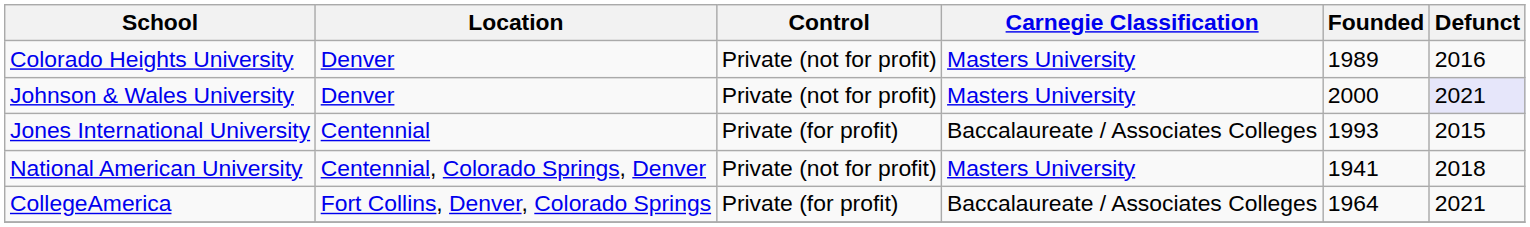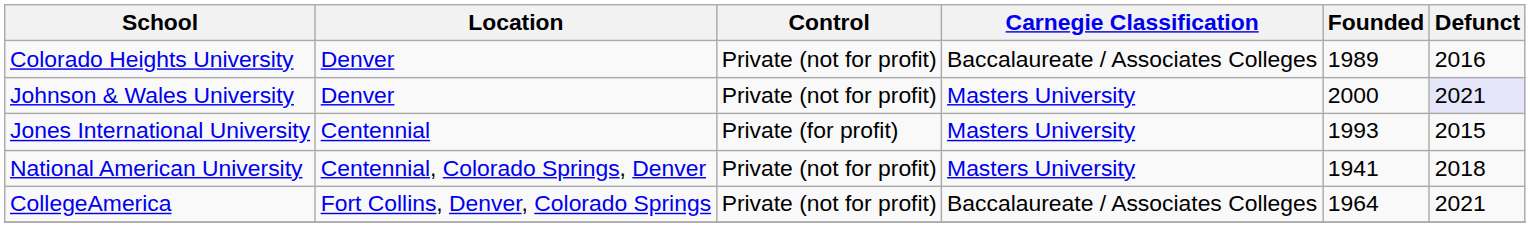(1041, 58) Masters University -> (1132, 58) Baccalaureate / Associates Colleges
(1132, 131) Baccalaureate / Associates Colleges -> (1041, 131) Masters University
(810, 204) Private (for profit) -> (829, 204) Private (not for profit)
